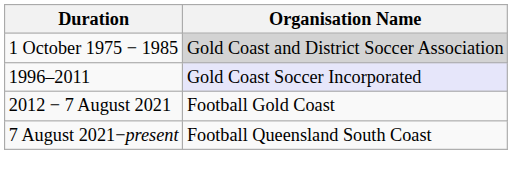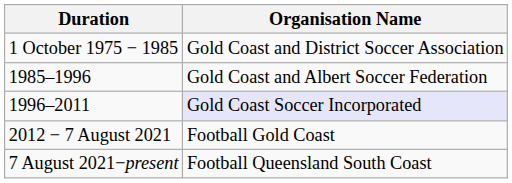(345, 47) lightgrey background -> (345, 47) no background
+ row: (50, 76)
